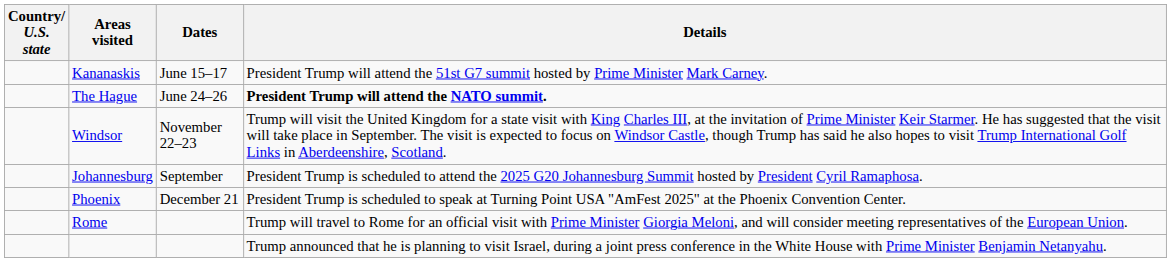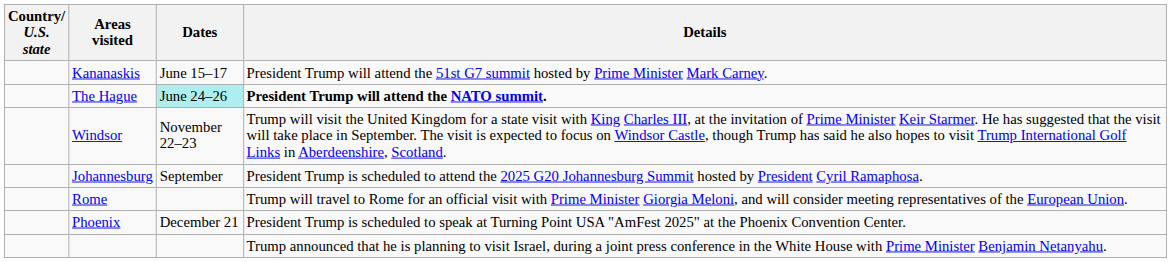(193, 95) no background -> (193, 95) paleturquoise background
rows swapped: (96, 199) <-> (90, 222)
